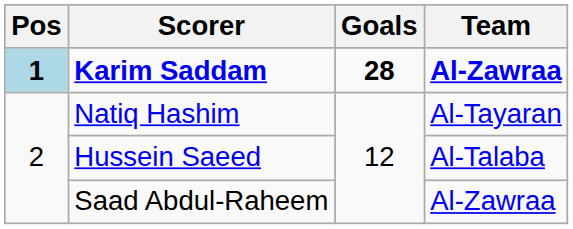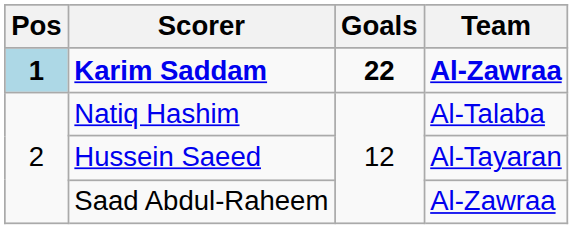(379, 69) 28 -> (379, 69) 22
(496, 113) Al-Tayaran -> (488, 113) Al-Talaba
(488, 157) Al-Talaba -> (496, 157) Al-Tayaran
